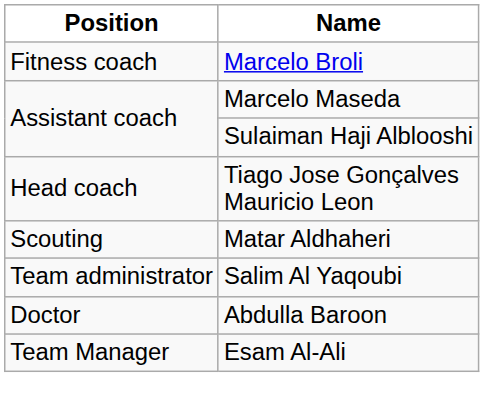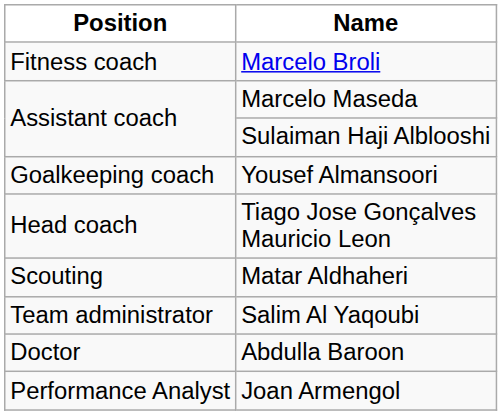+ row: (339, 174)
- row: (285, 352)
+ row: (321, 390)
